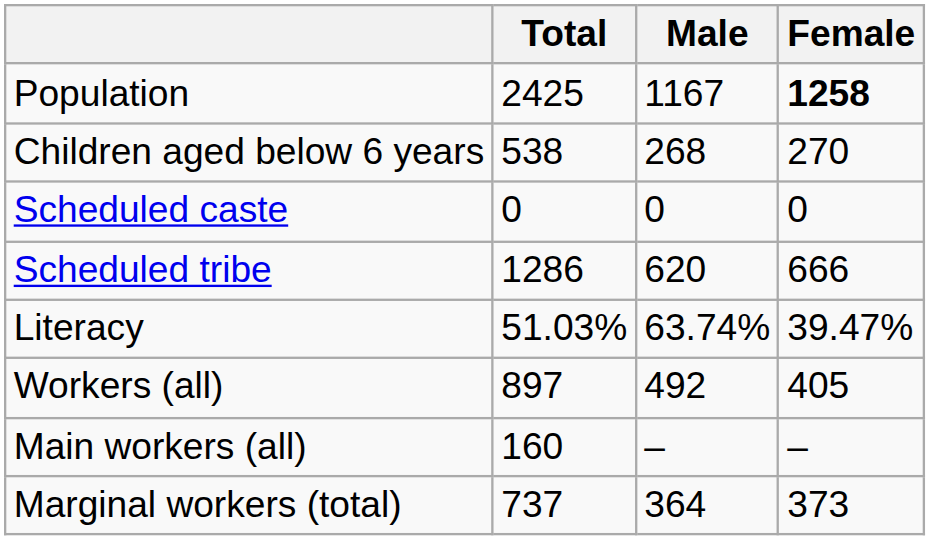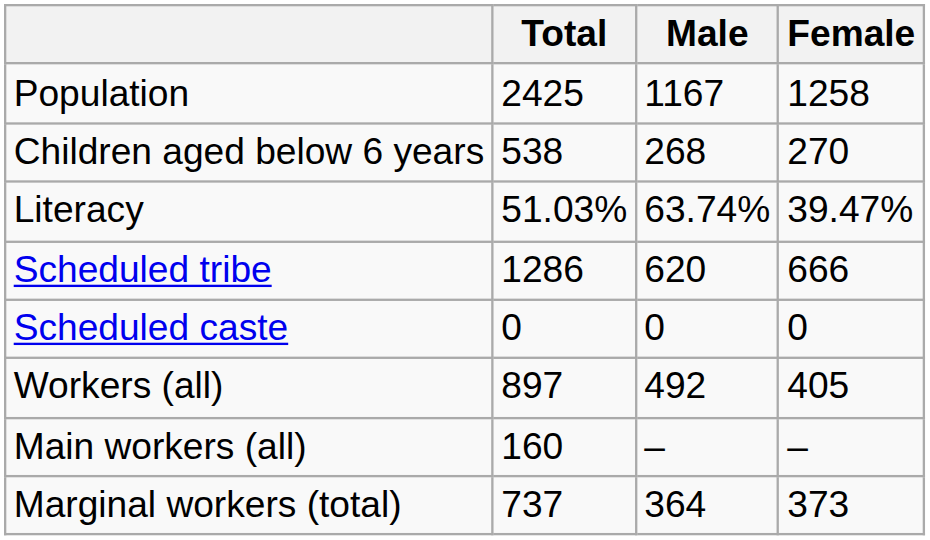(829, 92) bold -> (829, 92) normal
rows swapped: (151, 210) <-> (79, 328)
